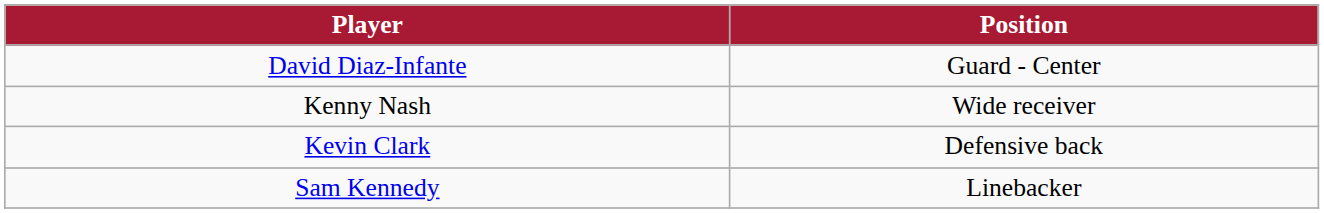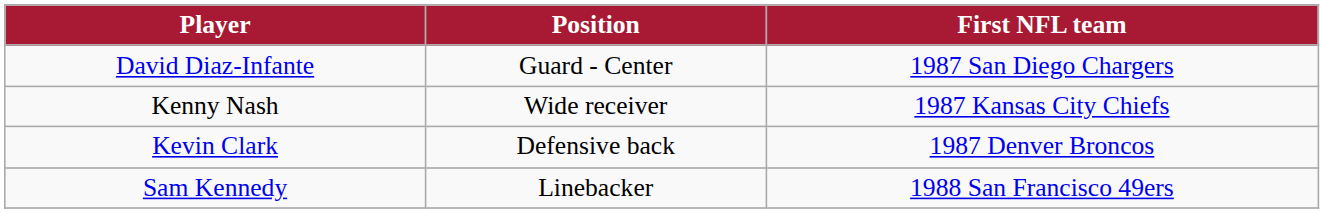+ column: (1042, 24)
